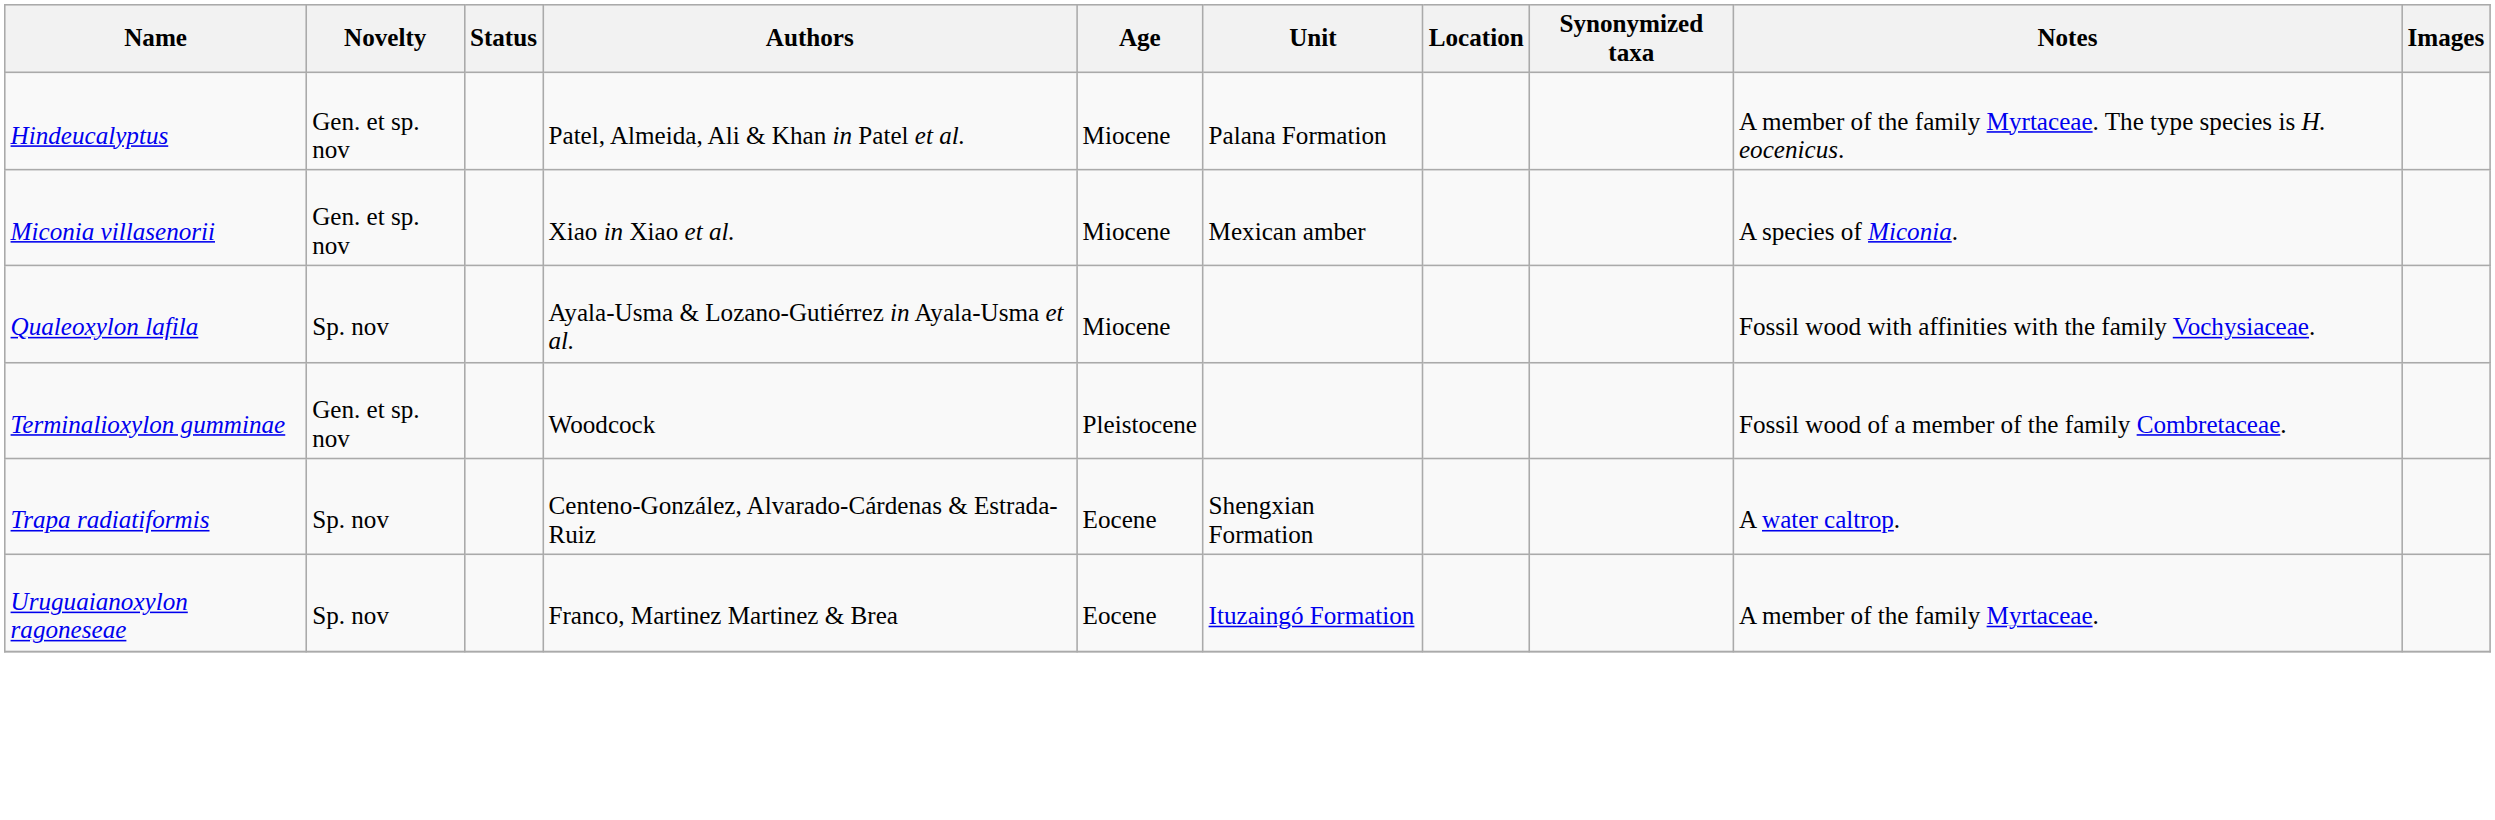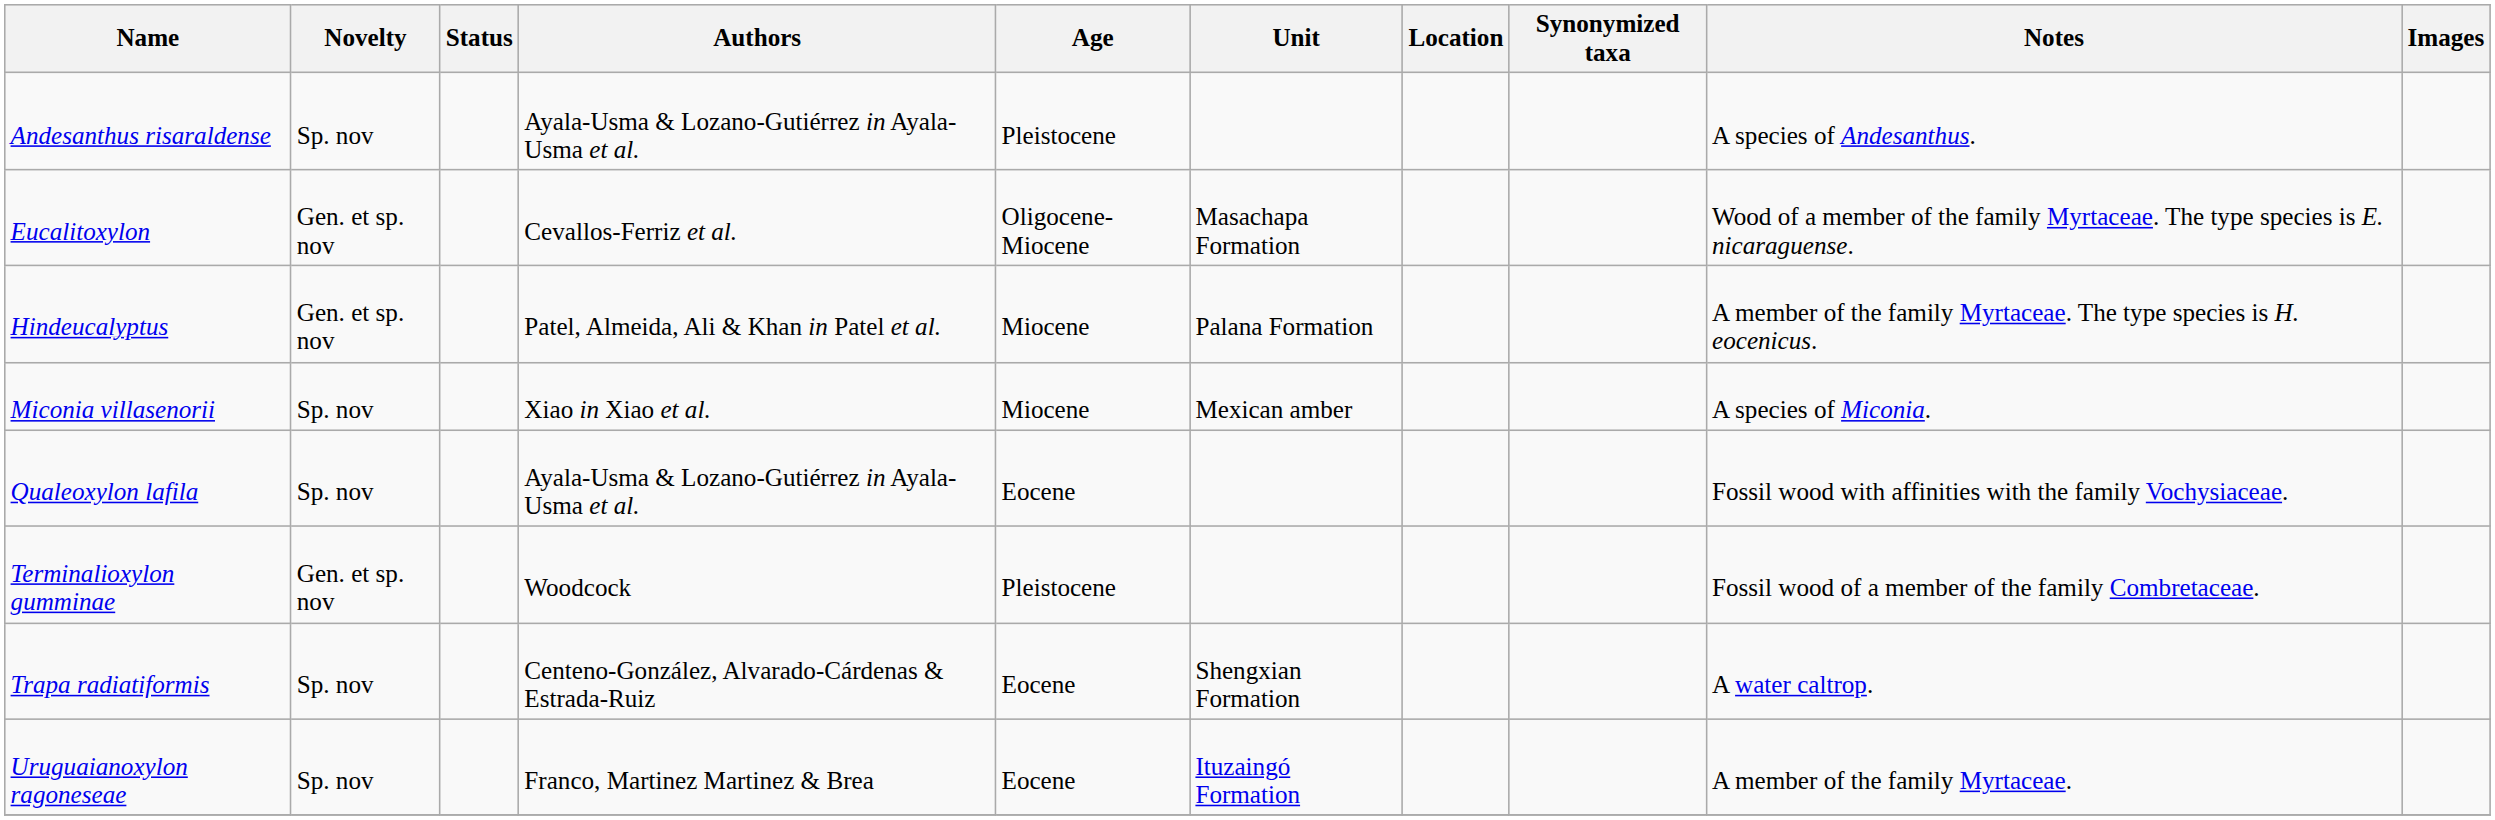+ row: (141, 134)
+ row: (80, 231)
(366, 231) Gen. et sp. nov -> (335, 409) Sp. nov
(1127, 327) Miocene -> (1039, 492) Eocene
